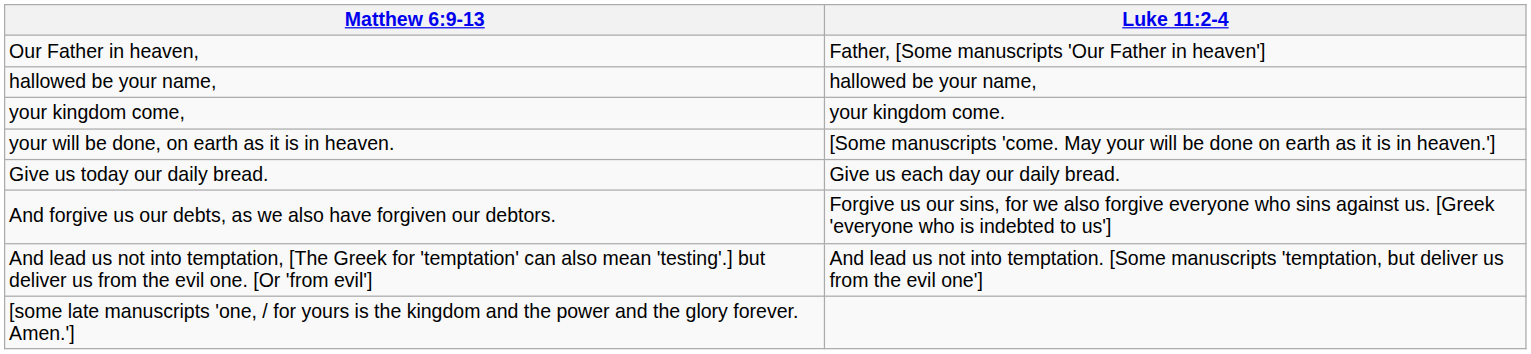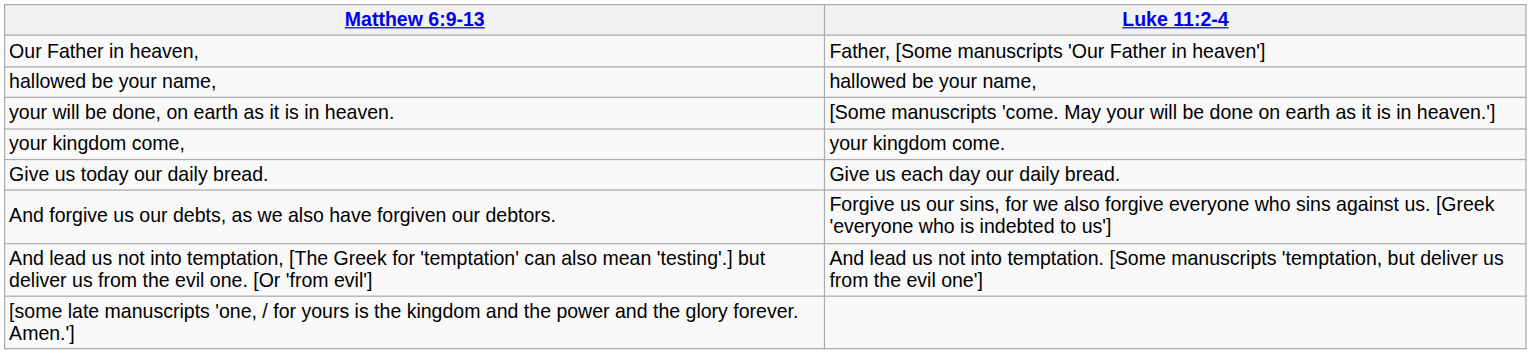rows swapped: (97, 112) <-> (202, 143)
